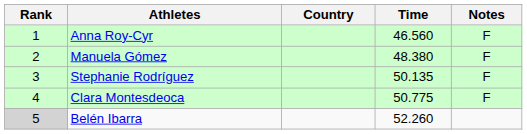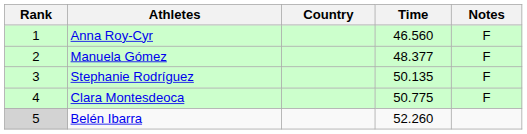(413, 56) 48.380 -> (413, 56) 48.377
